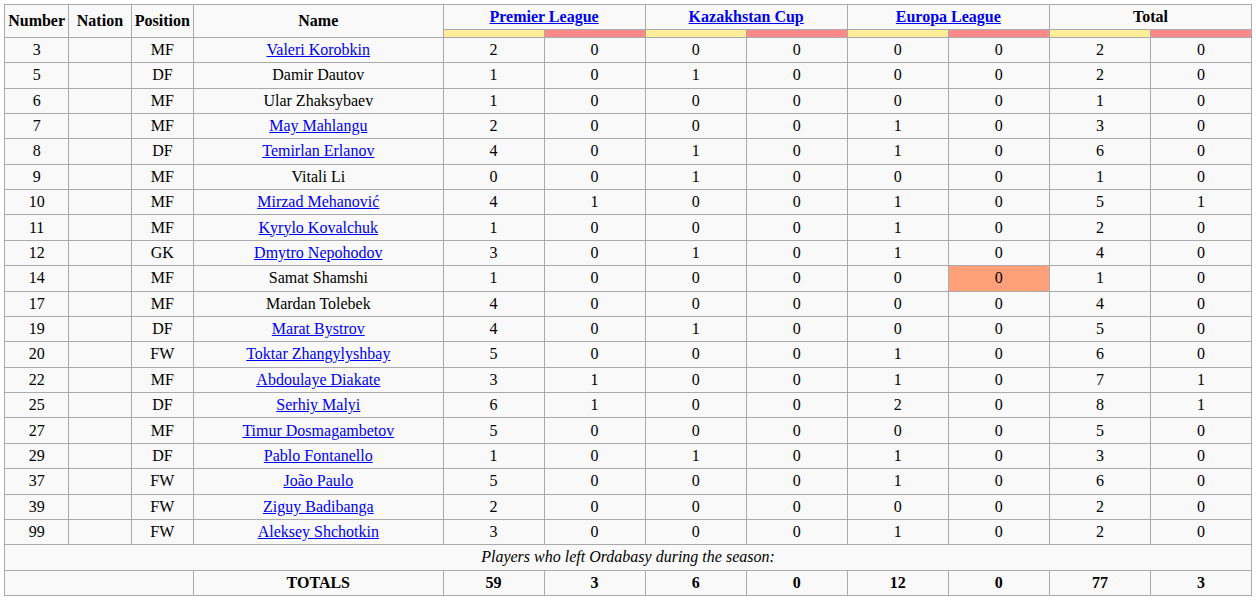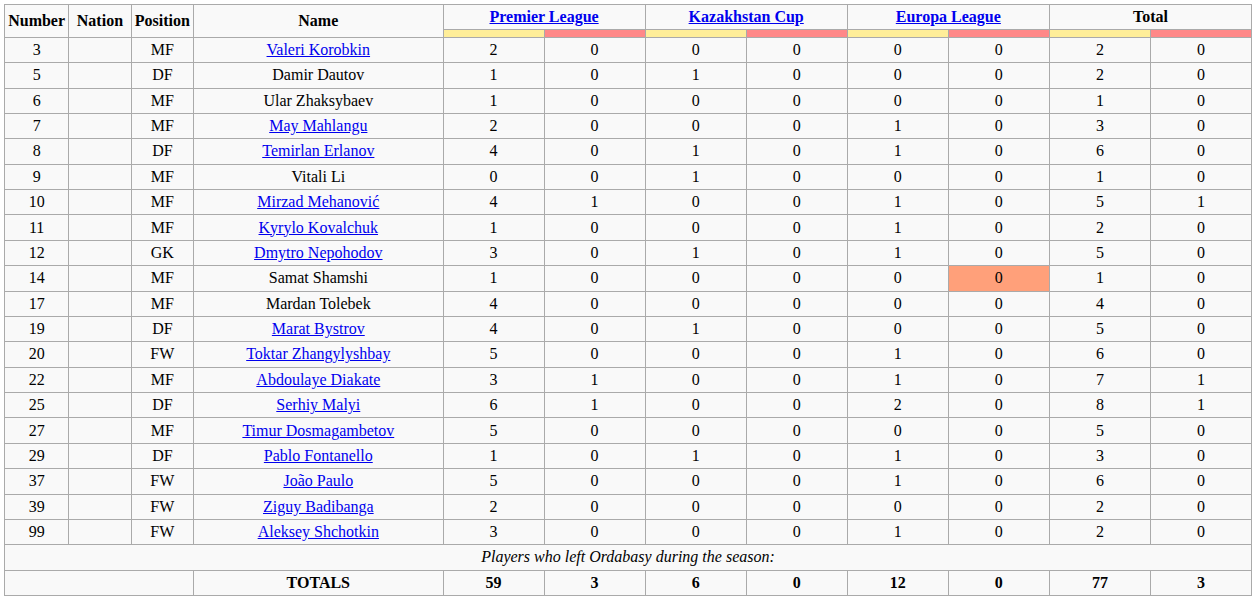(1100, 252) 4 -> (1100, 252) 5
